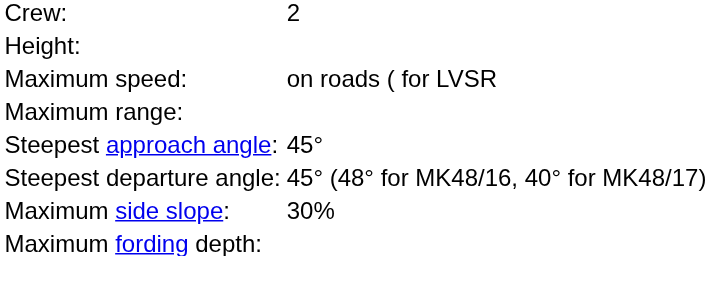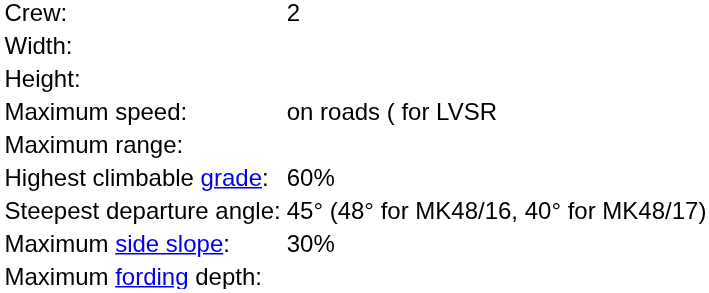+ row: (39, 45)
+ row: (137, 177)
- row: (141, 144)
